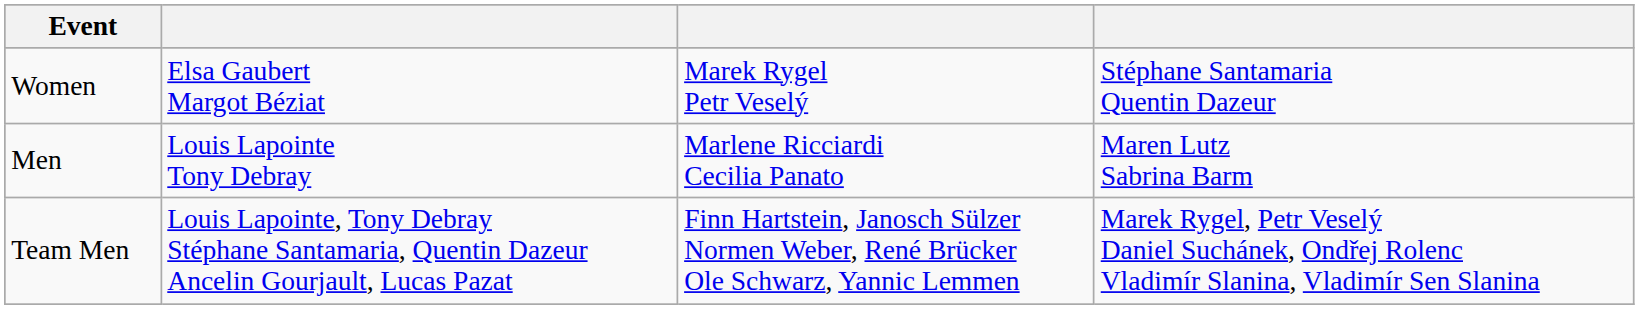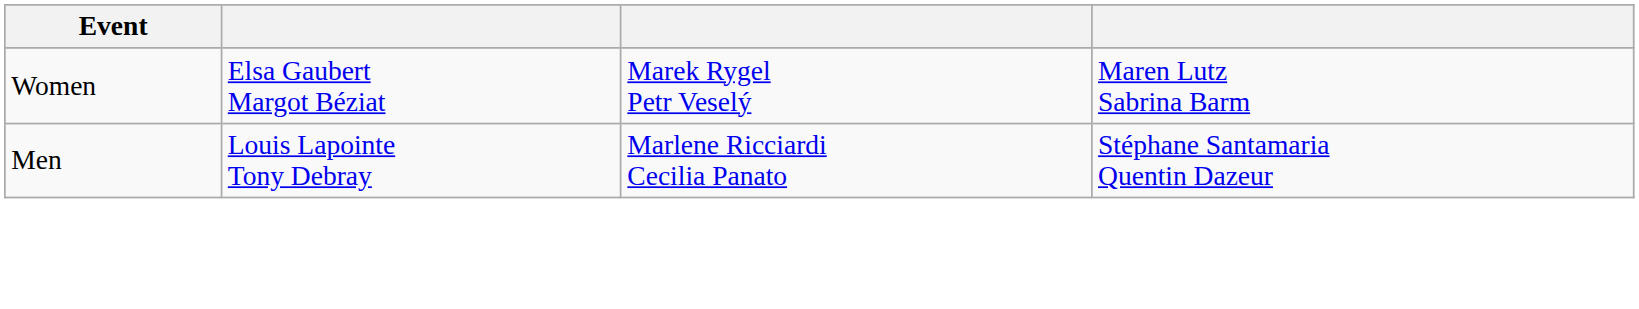(1217, 85) Stéphane Santamaria Quentin Dazeur -> (1174, 85) Maren Lutz Sabrina Barm
(1177, 160) Maren Lutz Sabrina Barm -> (1214, 160) Stéphane Santamaria Quentin Dazeur
- row: (70, 250)
